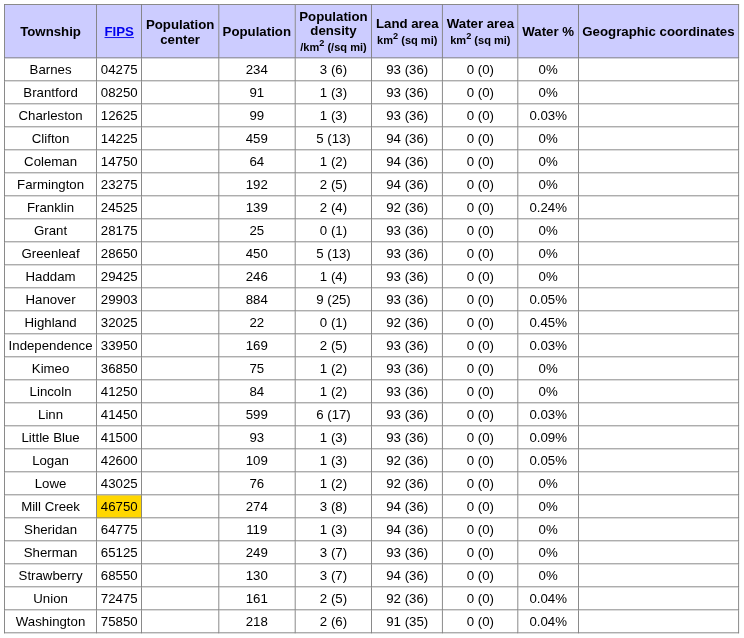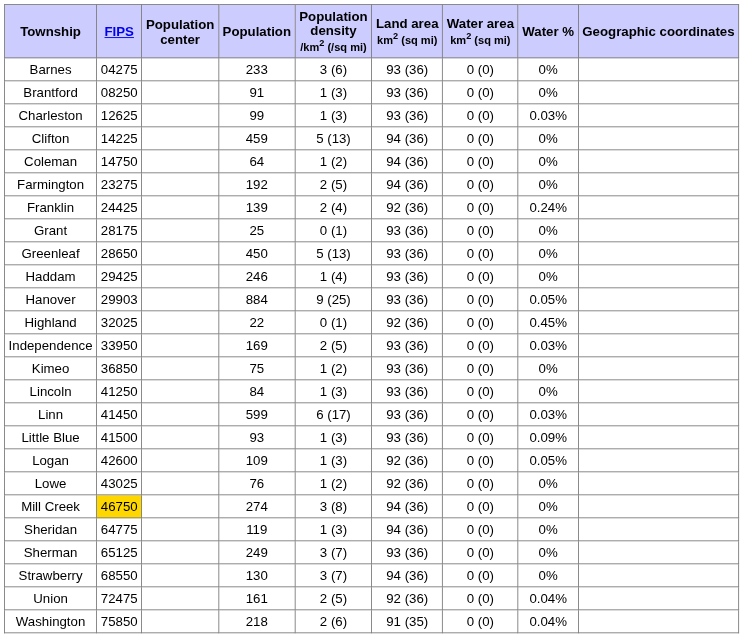(257, 69) 234 -> (257, 69) 233
(119, 207) 24525 -> (119, 207) 24425
(333, 391) 1 (2) -> (333, 391) 1 (3)
